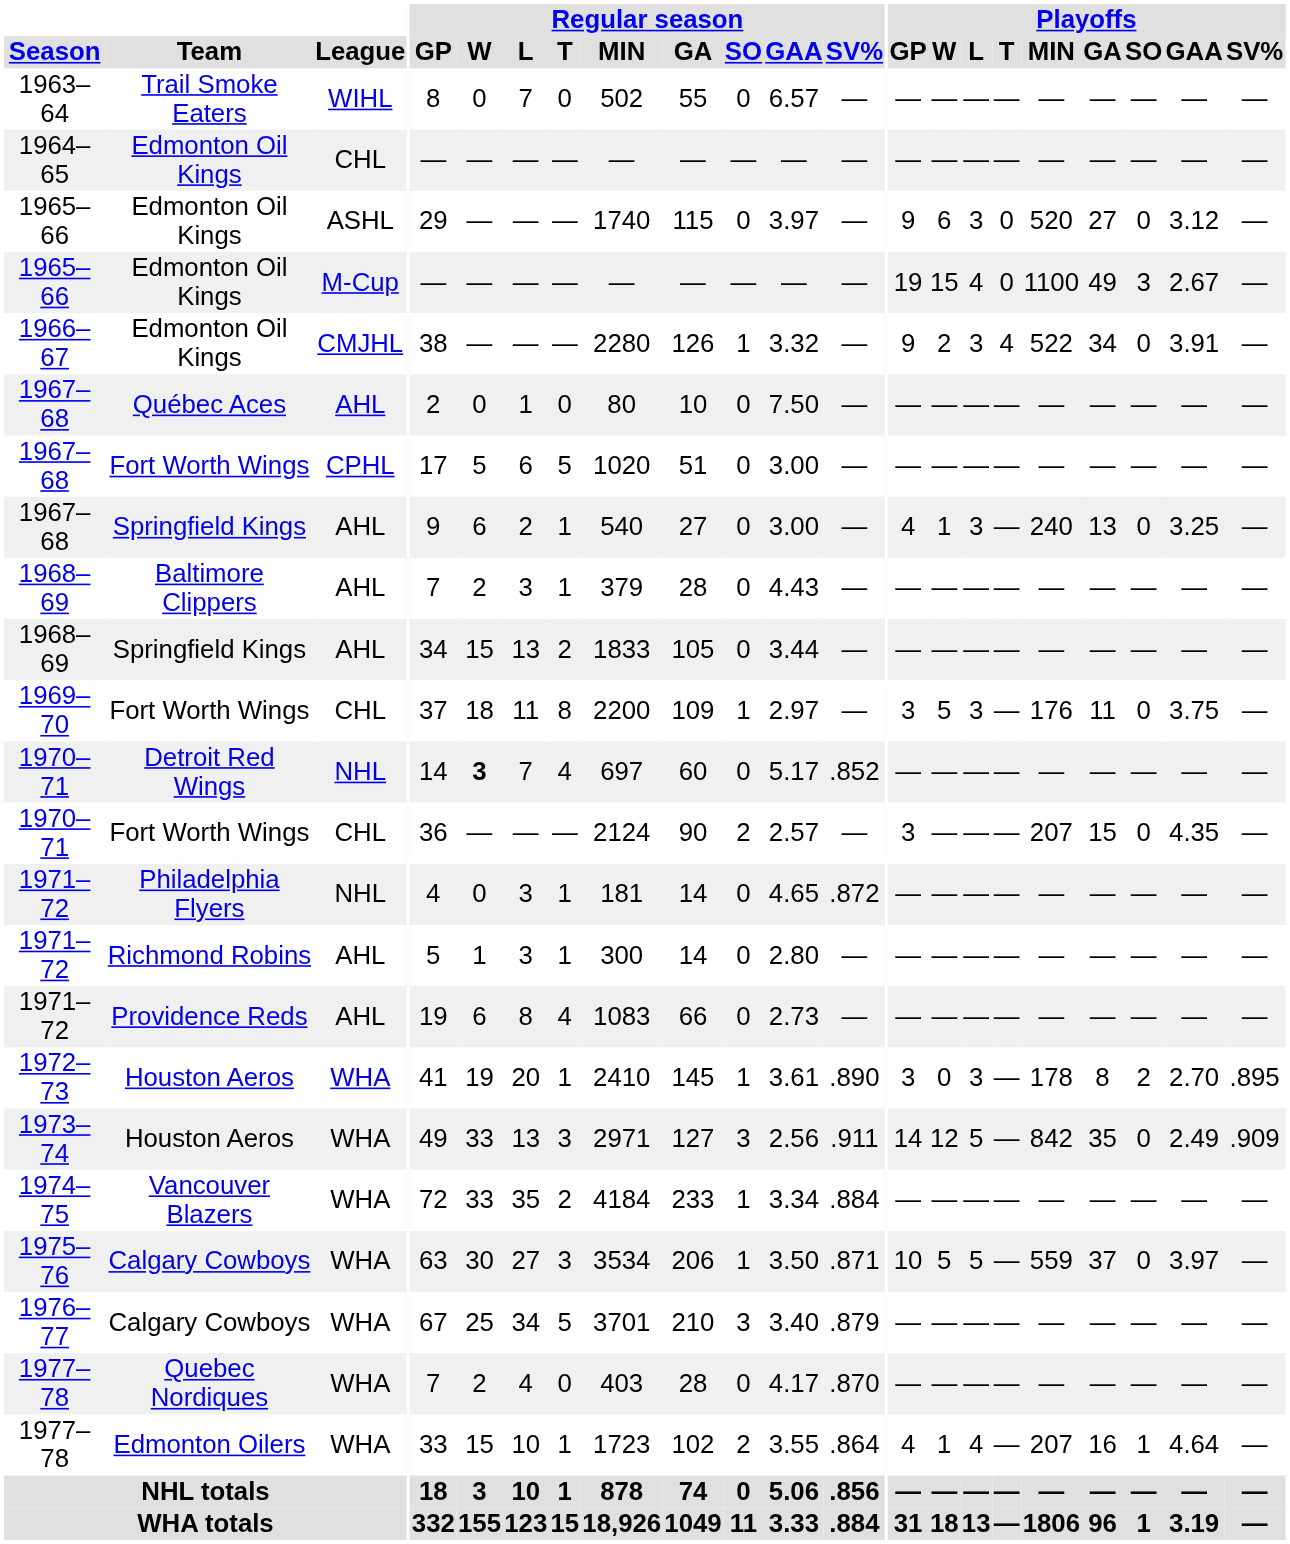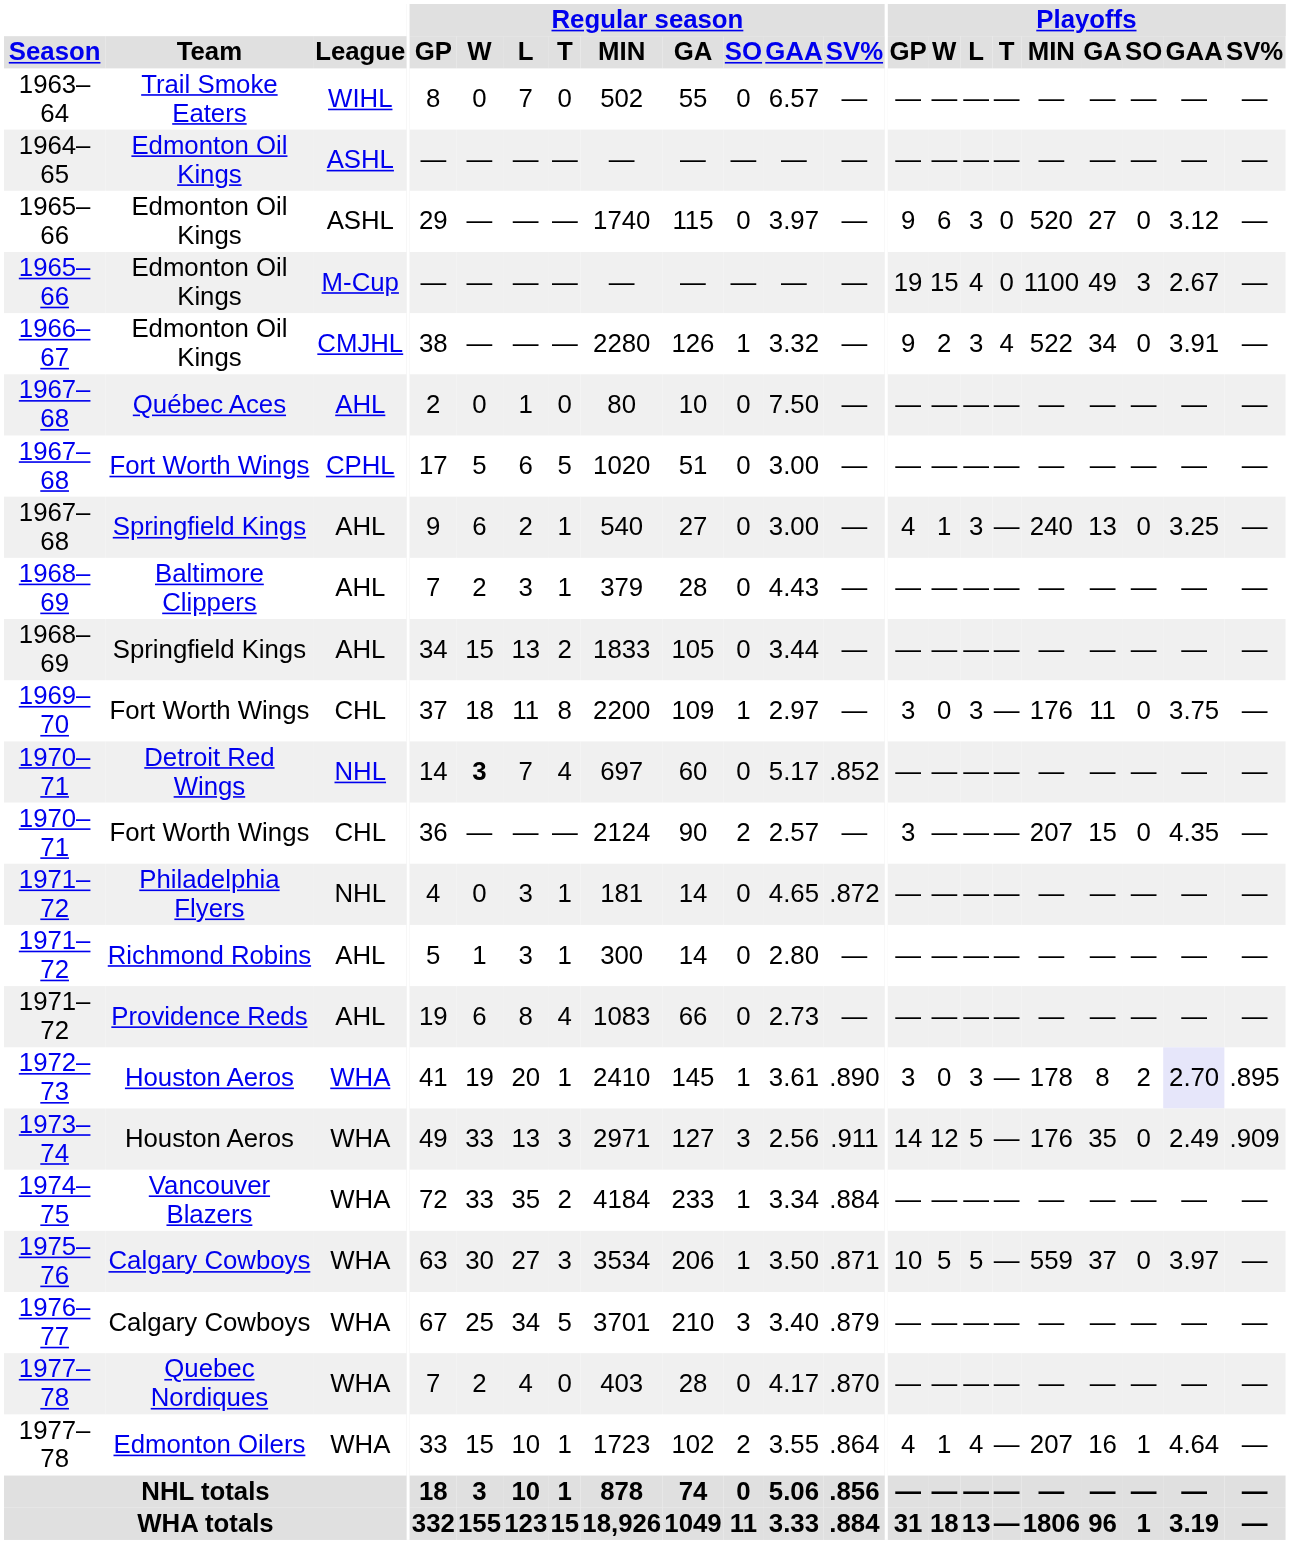(360, 159) CHL -> (360, 159) ASHL
(944, 710) 5 -> (944, 710) 0
(1194, 1077) no background -> (1194, 1077) lavender background
(1051, 1138) 842 -> (1051, 1138) 176
